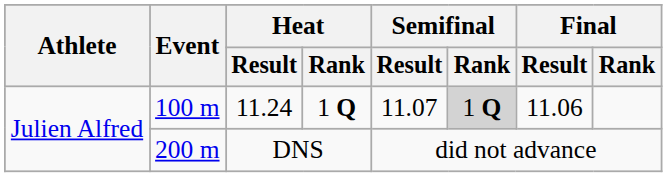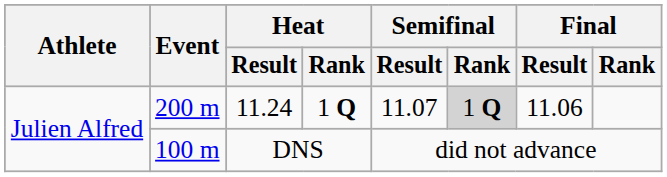(187, 107) 100 m -> (187, 107) 200 m
(187, 149) 200 m -> (187, 149) 100 m
